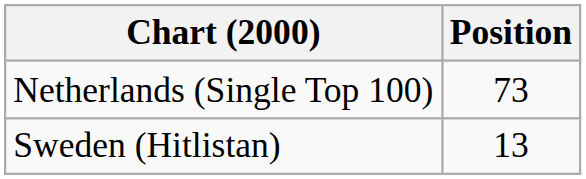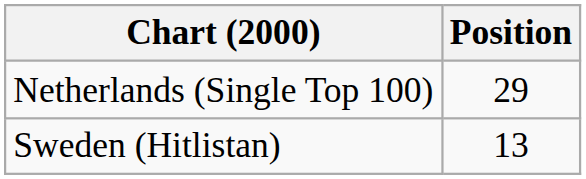(511, 88) 73 -> (511, 88) 29
